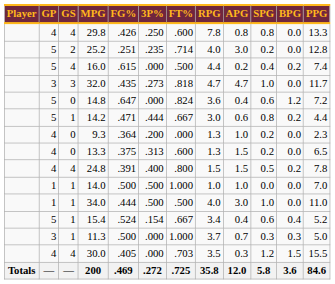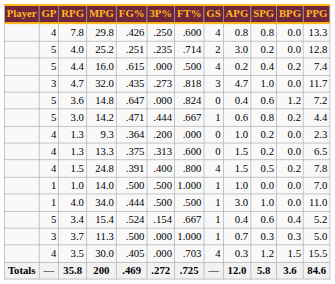columns swapped: (68, 14) <-> (209, 14)
